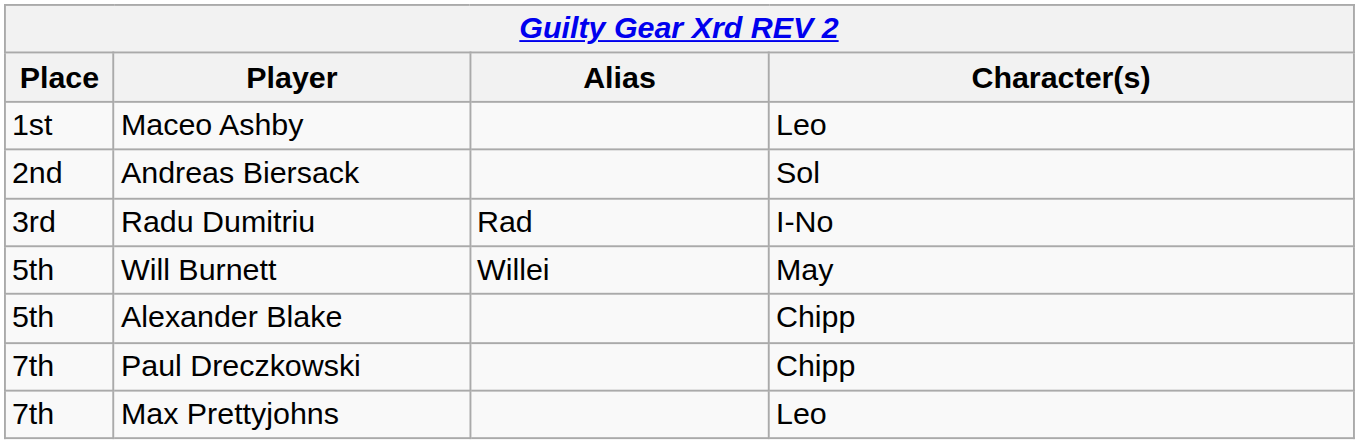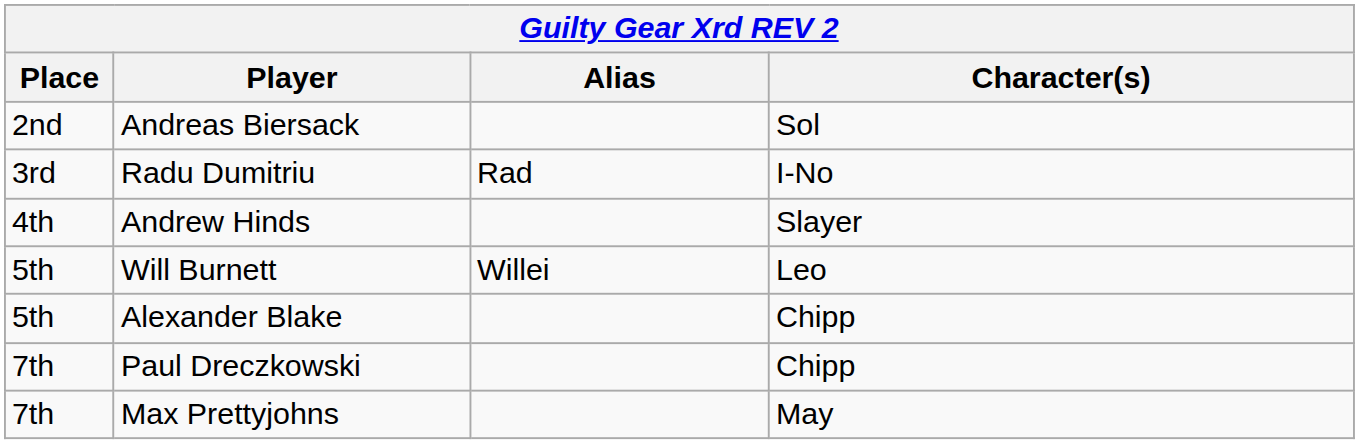- row: (212, 125)
+ row: (216, 221)
(805, 269) May -> (801, 269) Leo
(801, 414) Leo -> (805, 414) May
